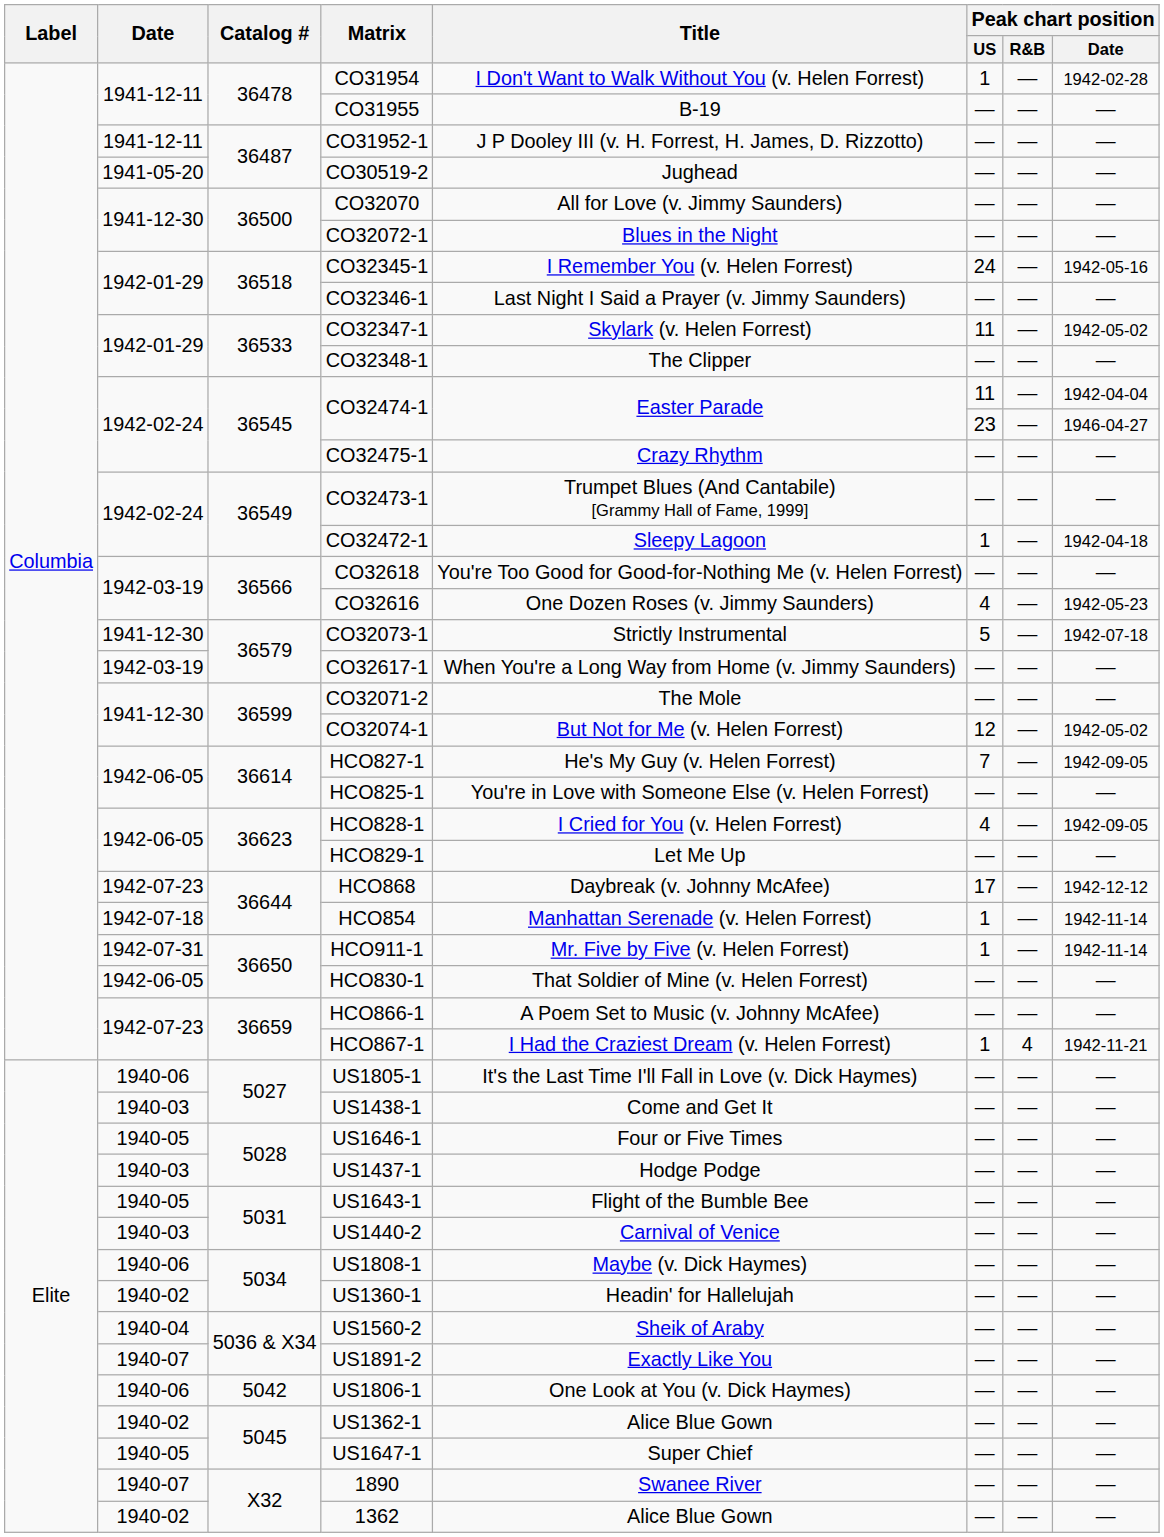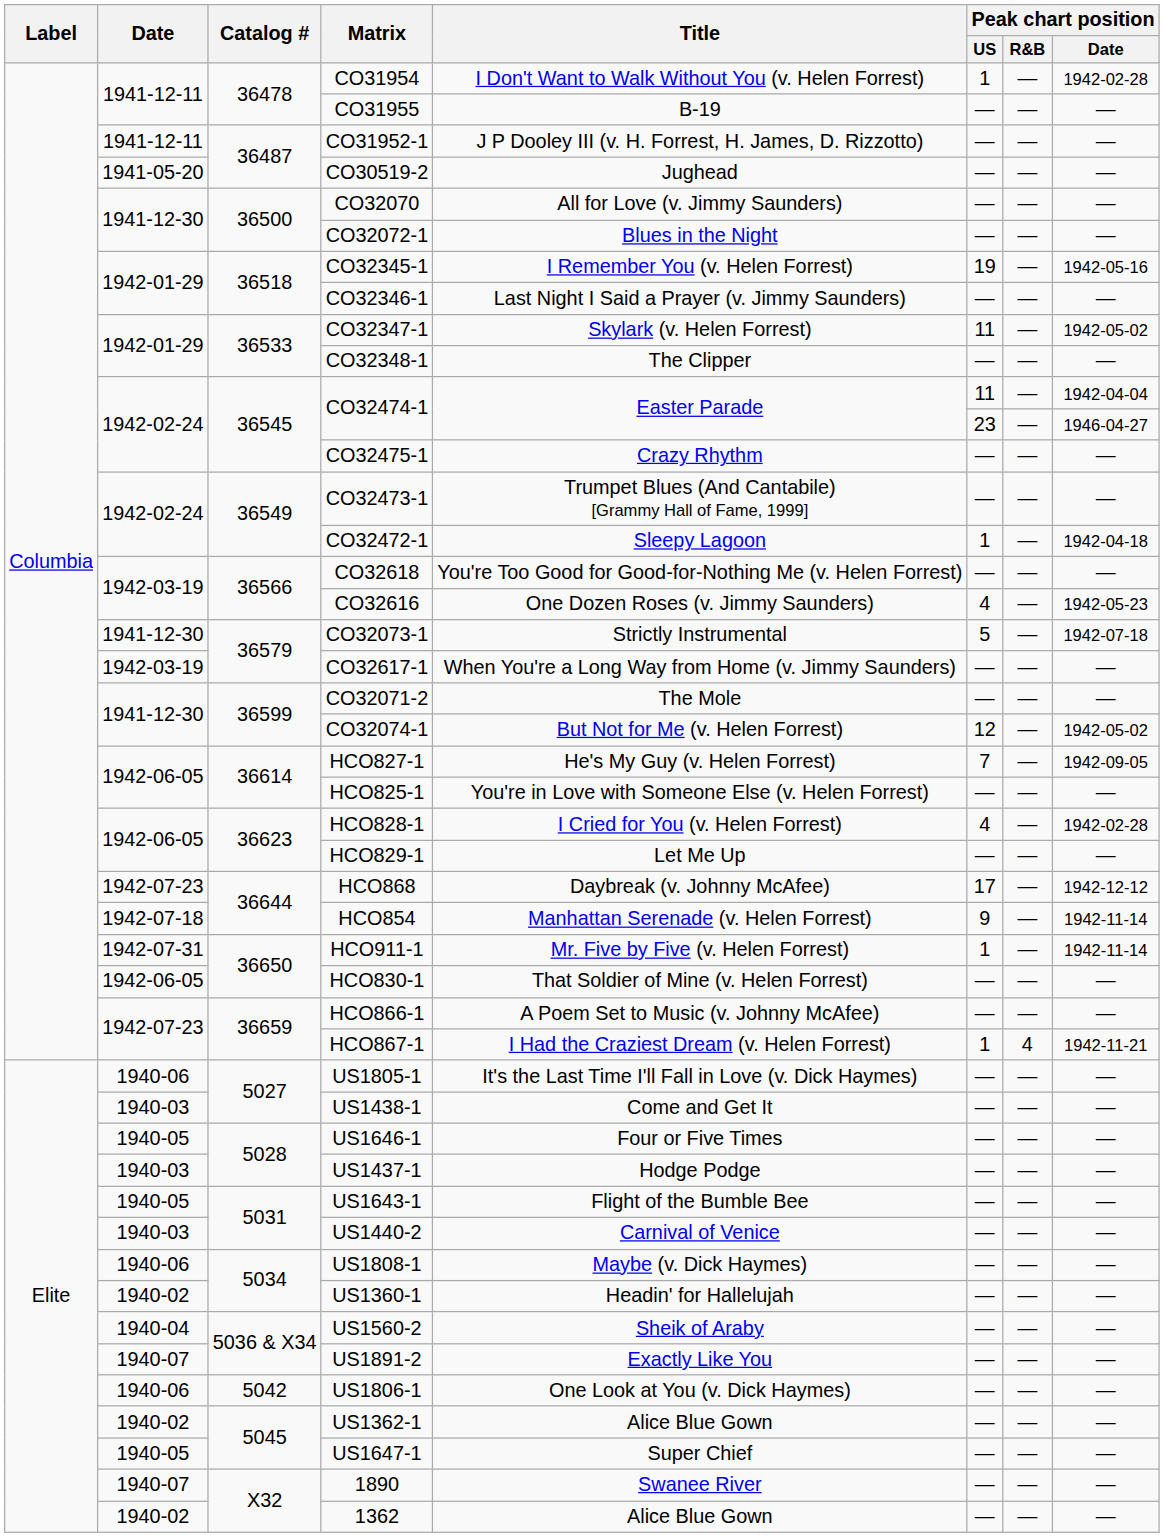(985, 266) 24 -> (985, 266) 19
(1106, 825) 1942-09-05 -> (1106, 825) 1942-02-28
(985, 918) 1 -> (985, 918) 9
